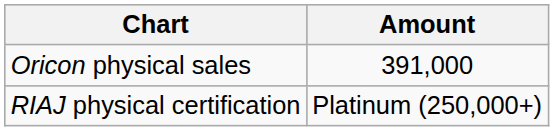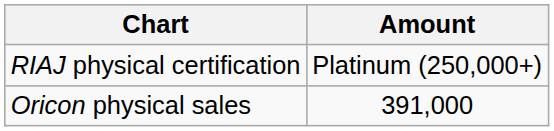rows swapped: (131, 65) <-> (156, 105)
